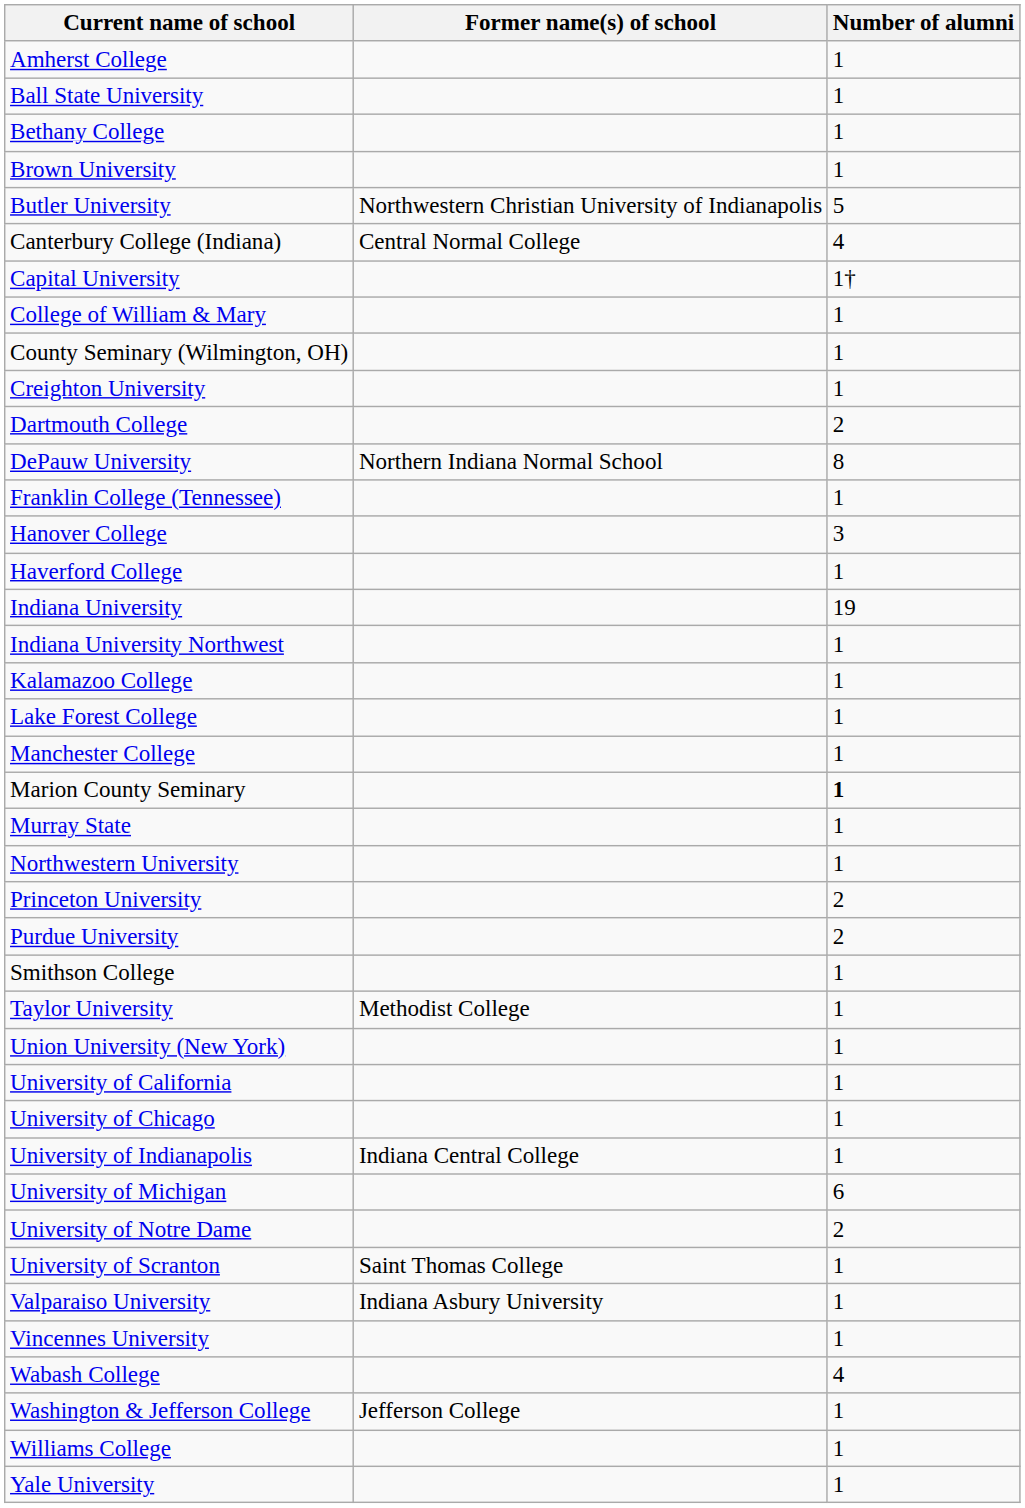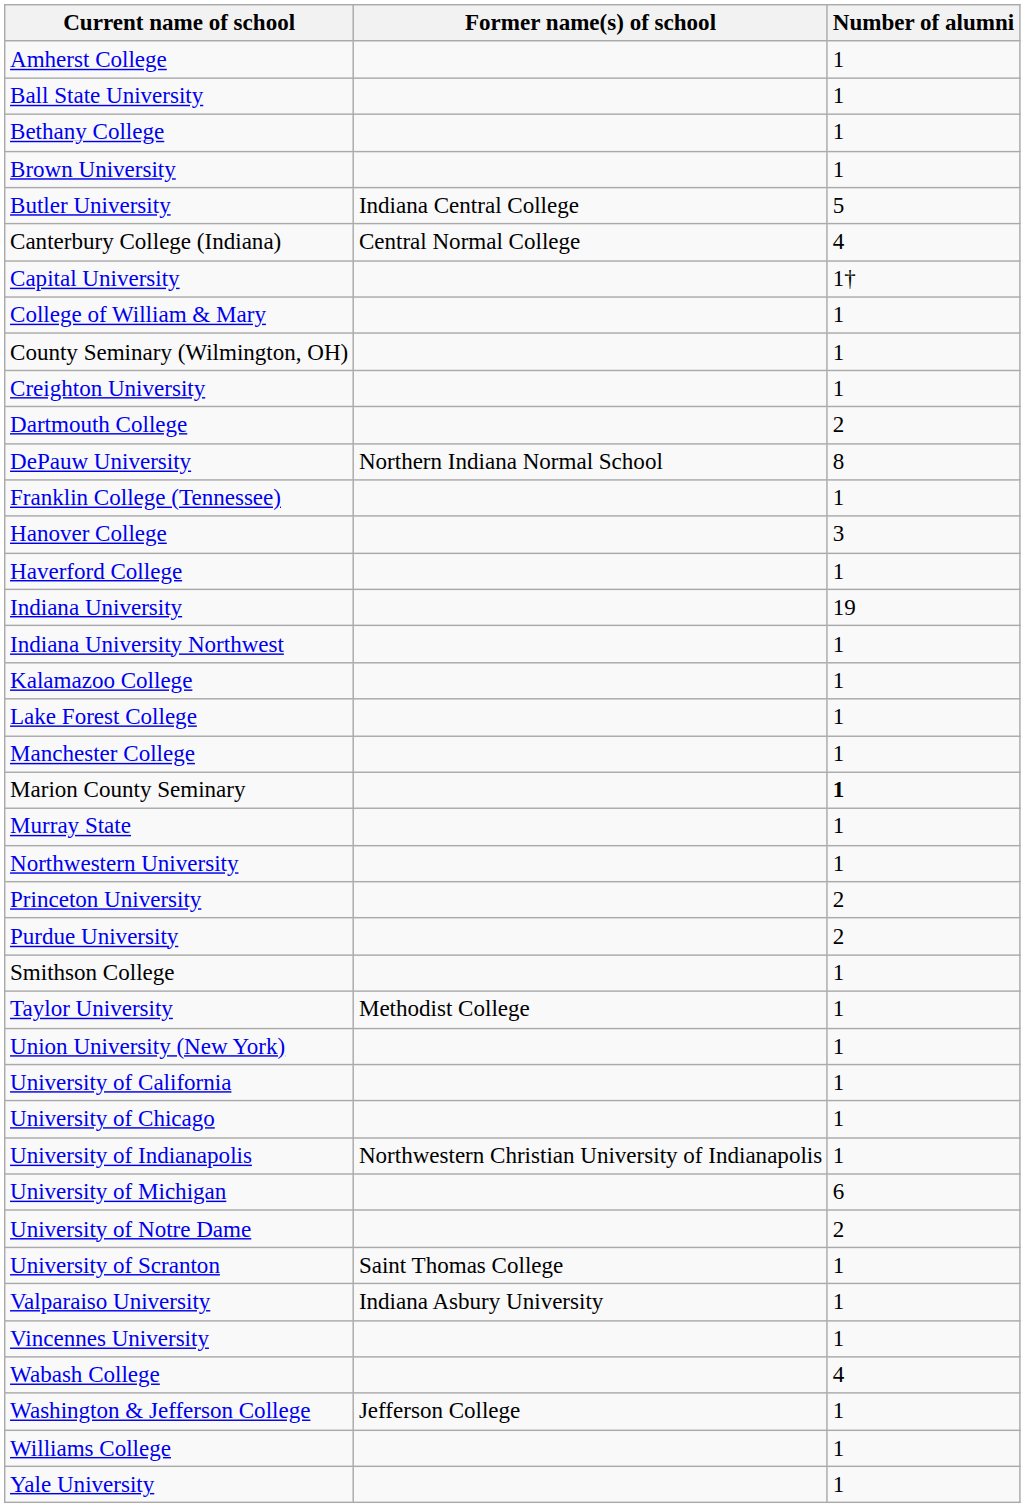(591, 205) Northwestern Christian University of Indianapolis -> (469, 205) Indiana Central College
(469, 1155) Indiana Central College -> (591, 1155) Northwestern Christian University of Indianapolis
